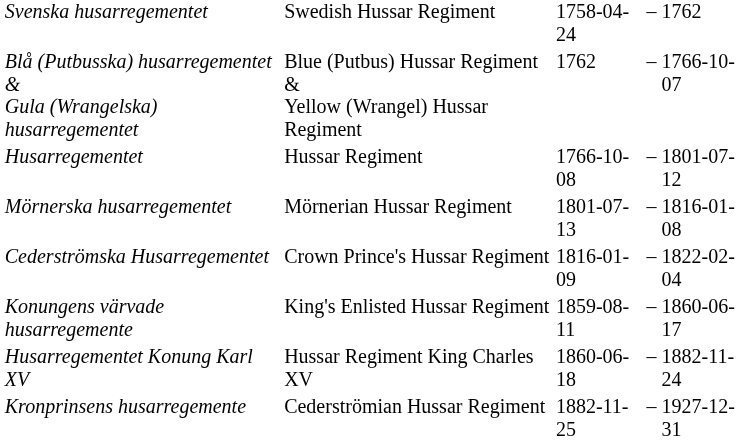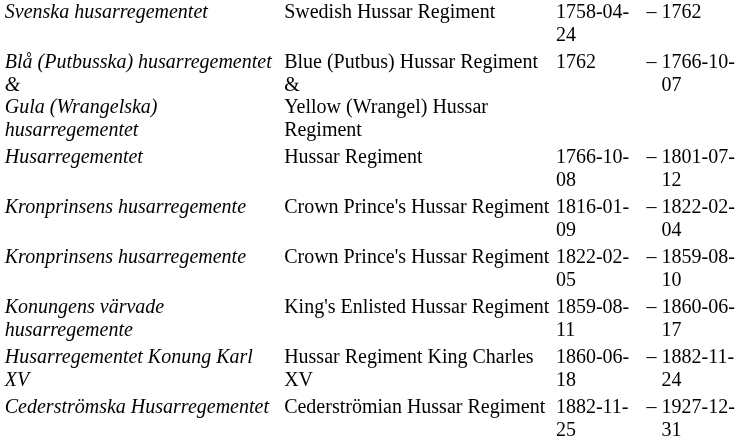- row: (593, 218)
(137, 256) Cederströmska Husarregementet -> (125, 206) Kronprinsens husarregemente
+ row: (593, 268)
(125, 406) Kronprinsens husarregemente -> (137, 406) Cederströmska Husarregementet
